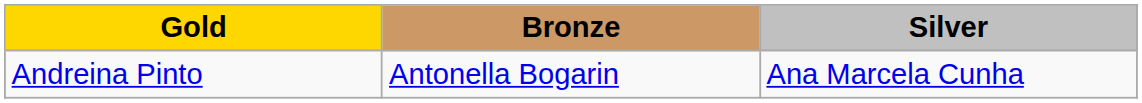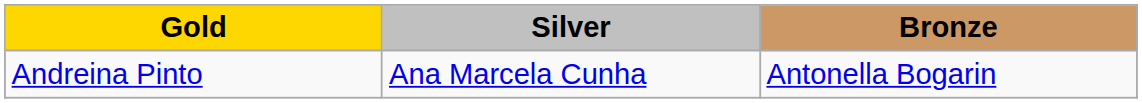columns swapped: (948, 27) <-> (571, 27)
